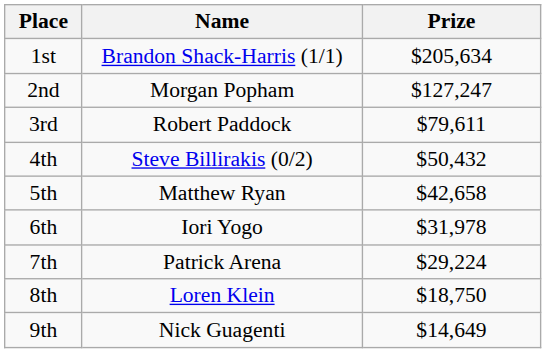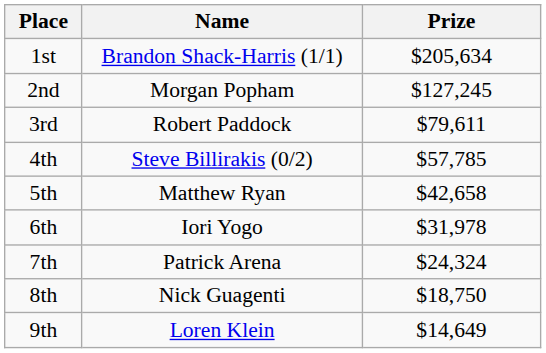(451, 90) $127,247 -> (451, 90) $127,245
(451, 158) $50,432 -> (451, 158) $57,785
(451, 261) $29,224 -> (451, 261) $24,324
(222, 295) Loren Klein -> (222, 295) Nick Guagenti
(222, 329) Nick Guagenti -> (222, 329) Loren Klein
